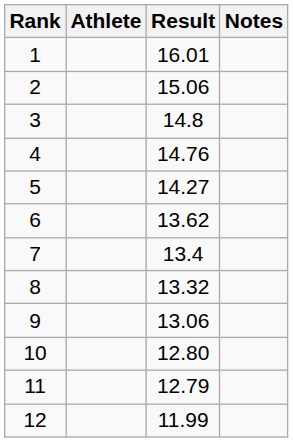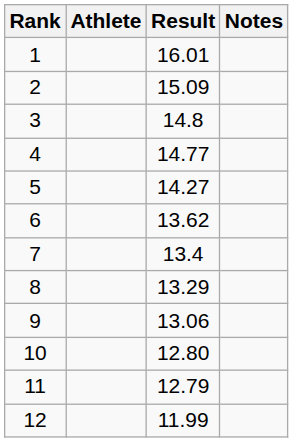(183, 87) 15.06 -> (183, 87) 15.09
(183, 154) 14.76 -> (183, 154) 14.77
(183, 287) 13.32 -> (183, 287) 13.29
